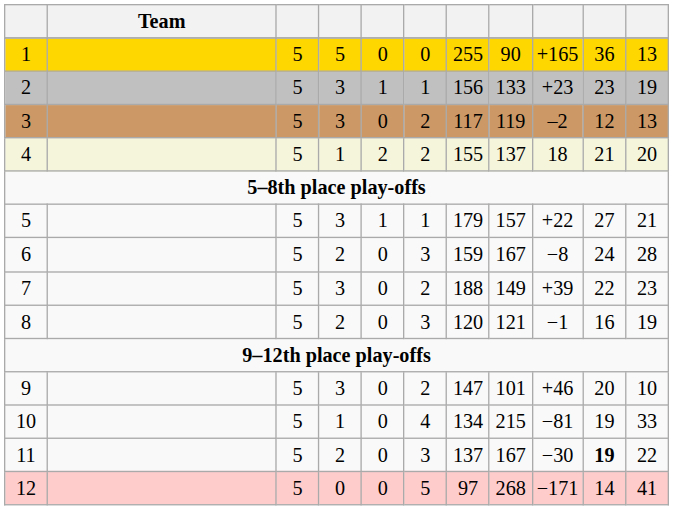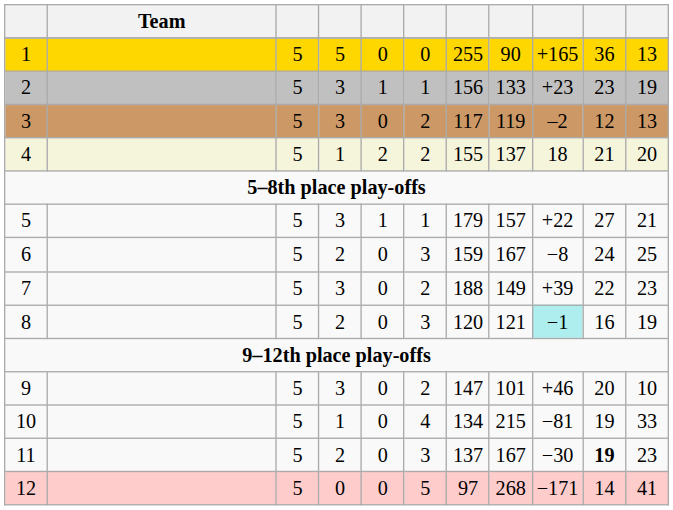(647, 254) 28 -> (647, 254) 25
(558, 321) no background -> (558, 321) paleturquoise background
(647, 454) 22 -> (647, 454) 23
